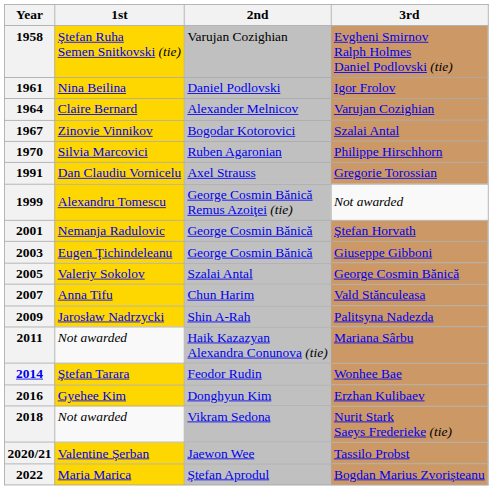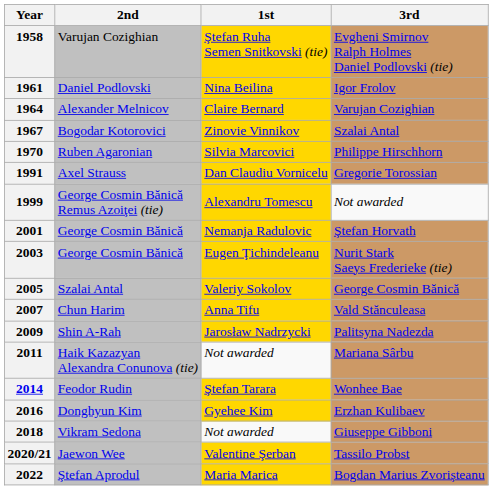columns swapped: (119, 15) <-> (258, 15)
(383, 252) Giuseppe Gibboni -> (393, 259) Nurit Stark Saeys Frederieke (tie)
(393, 424) Nurit Stark Saeys Frederieke (tie) -> (383, 431) Giuseppe Gibboni
